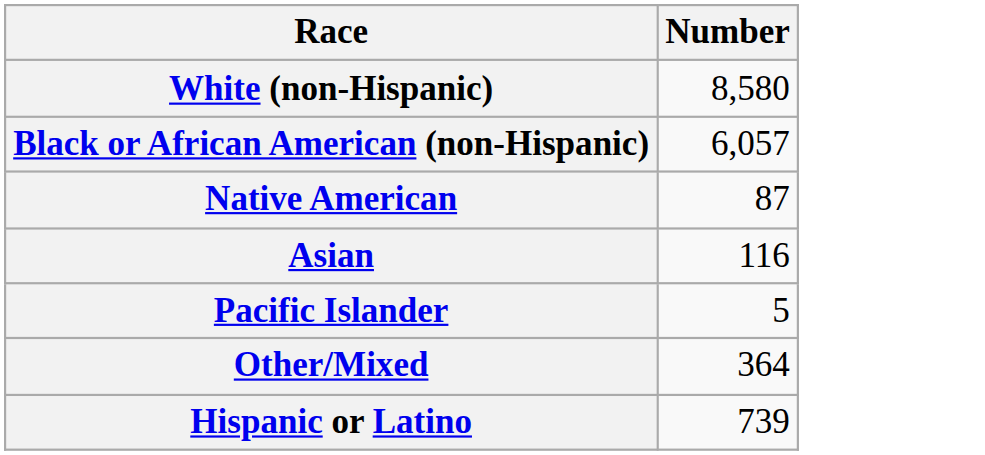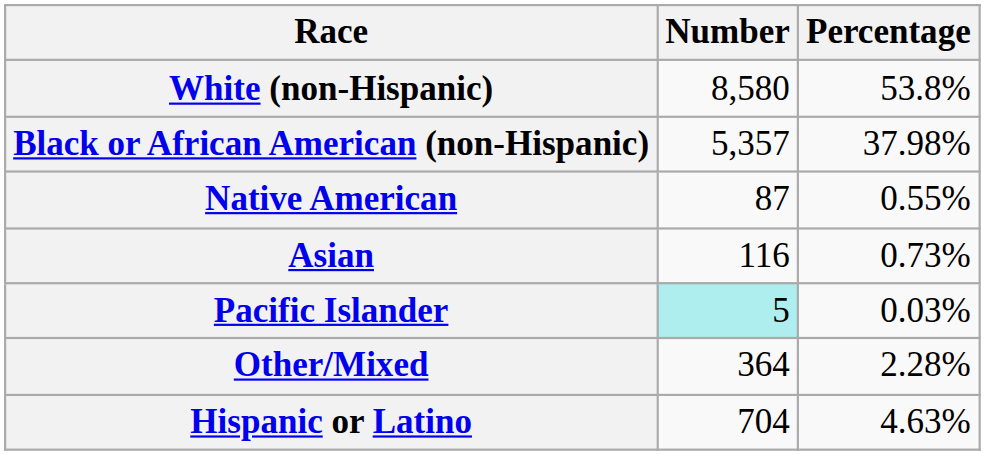+ column: (888, 32)
(750, 143) 6,057 -> (750, 143) 5,357
(781, 310) no background -> (781, 310) paleturquoise background
(764, 421) 739 -> (764, 421) 704
